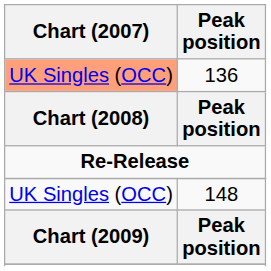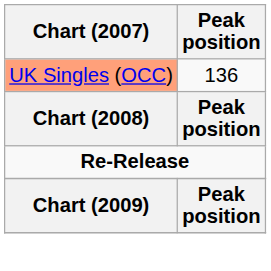- row: (221, 193)
